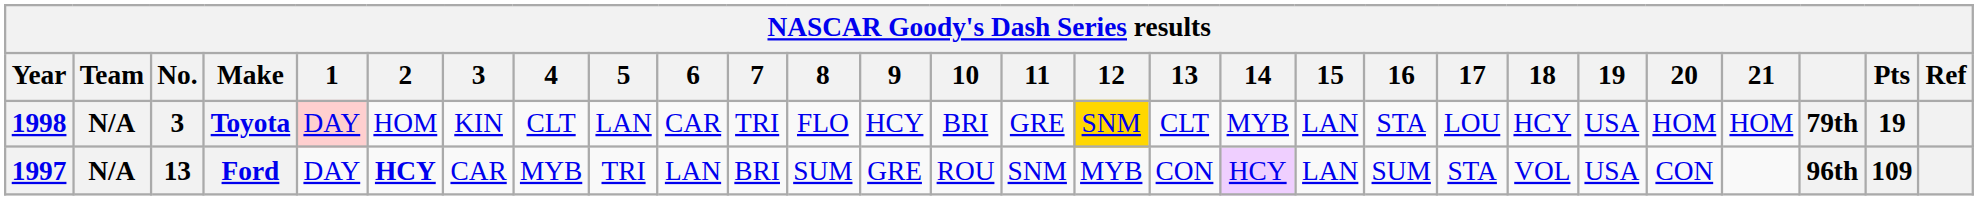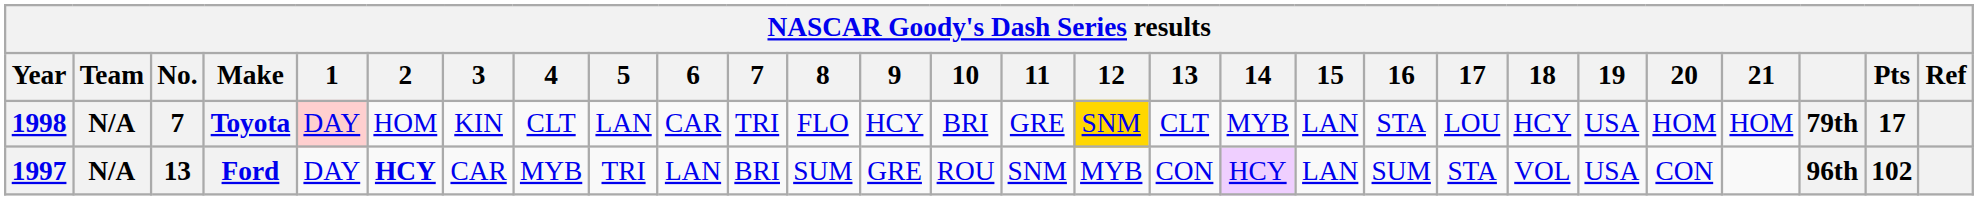(177, 122) 3 -> (177, 122) 7
(1892, 122) 19 -> (1892, 122) 17
(1892, 170) 109 -> (1892, 170) 102
